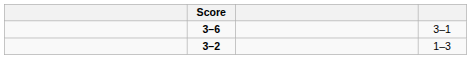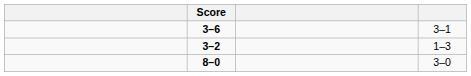+ row: (211, 63)
